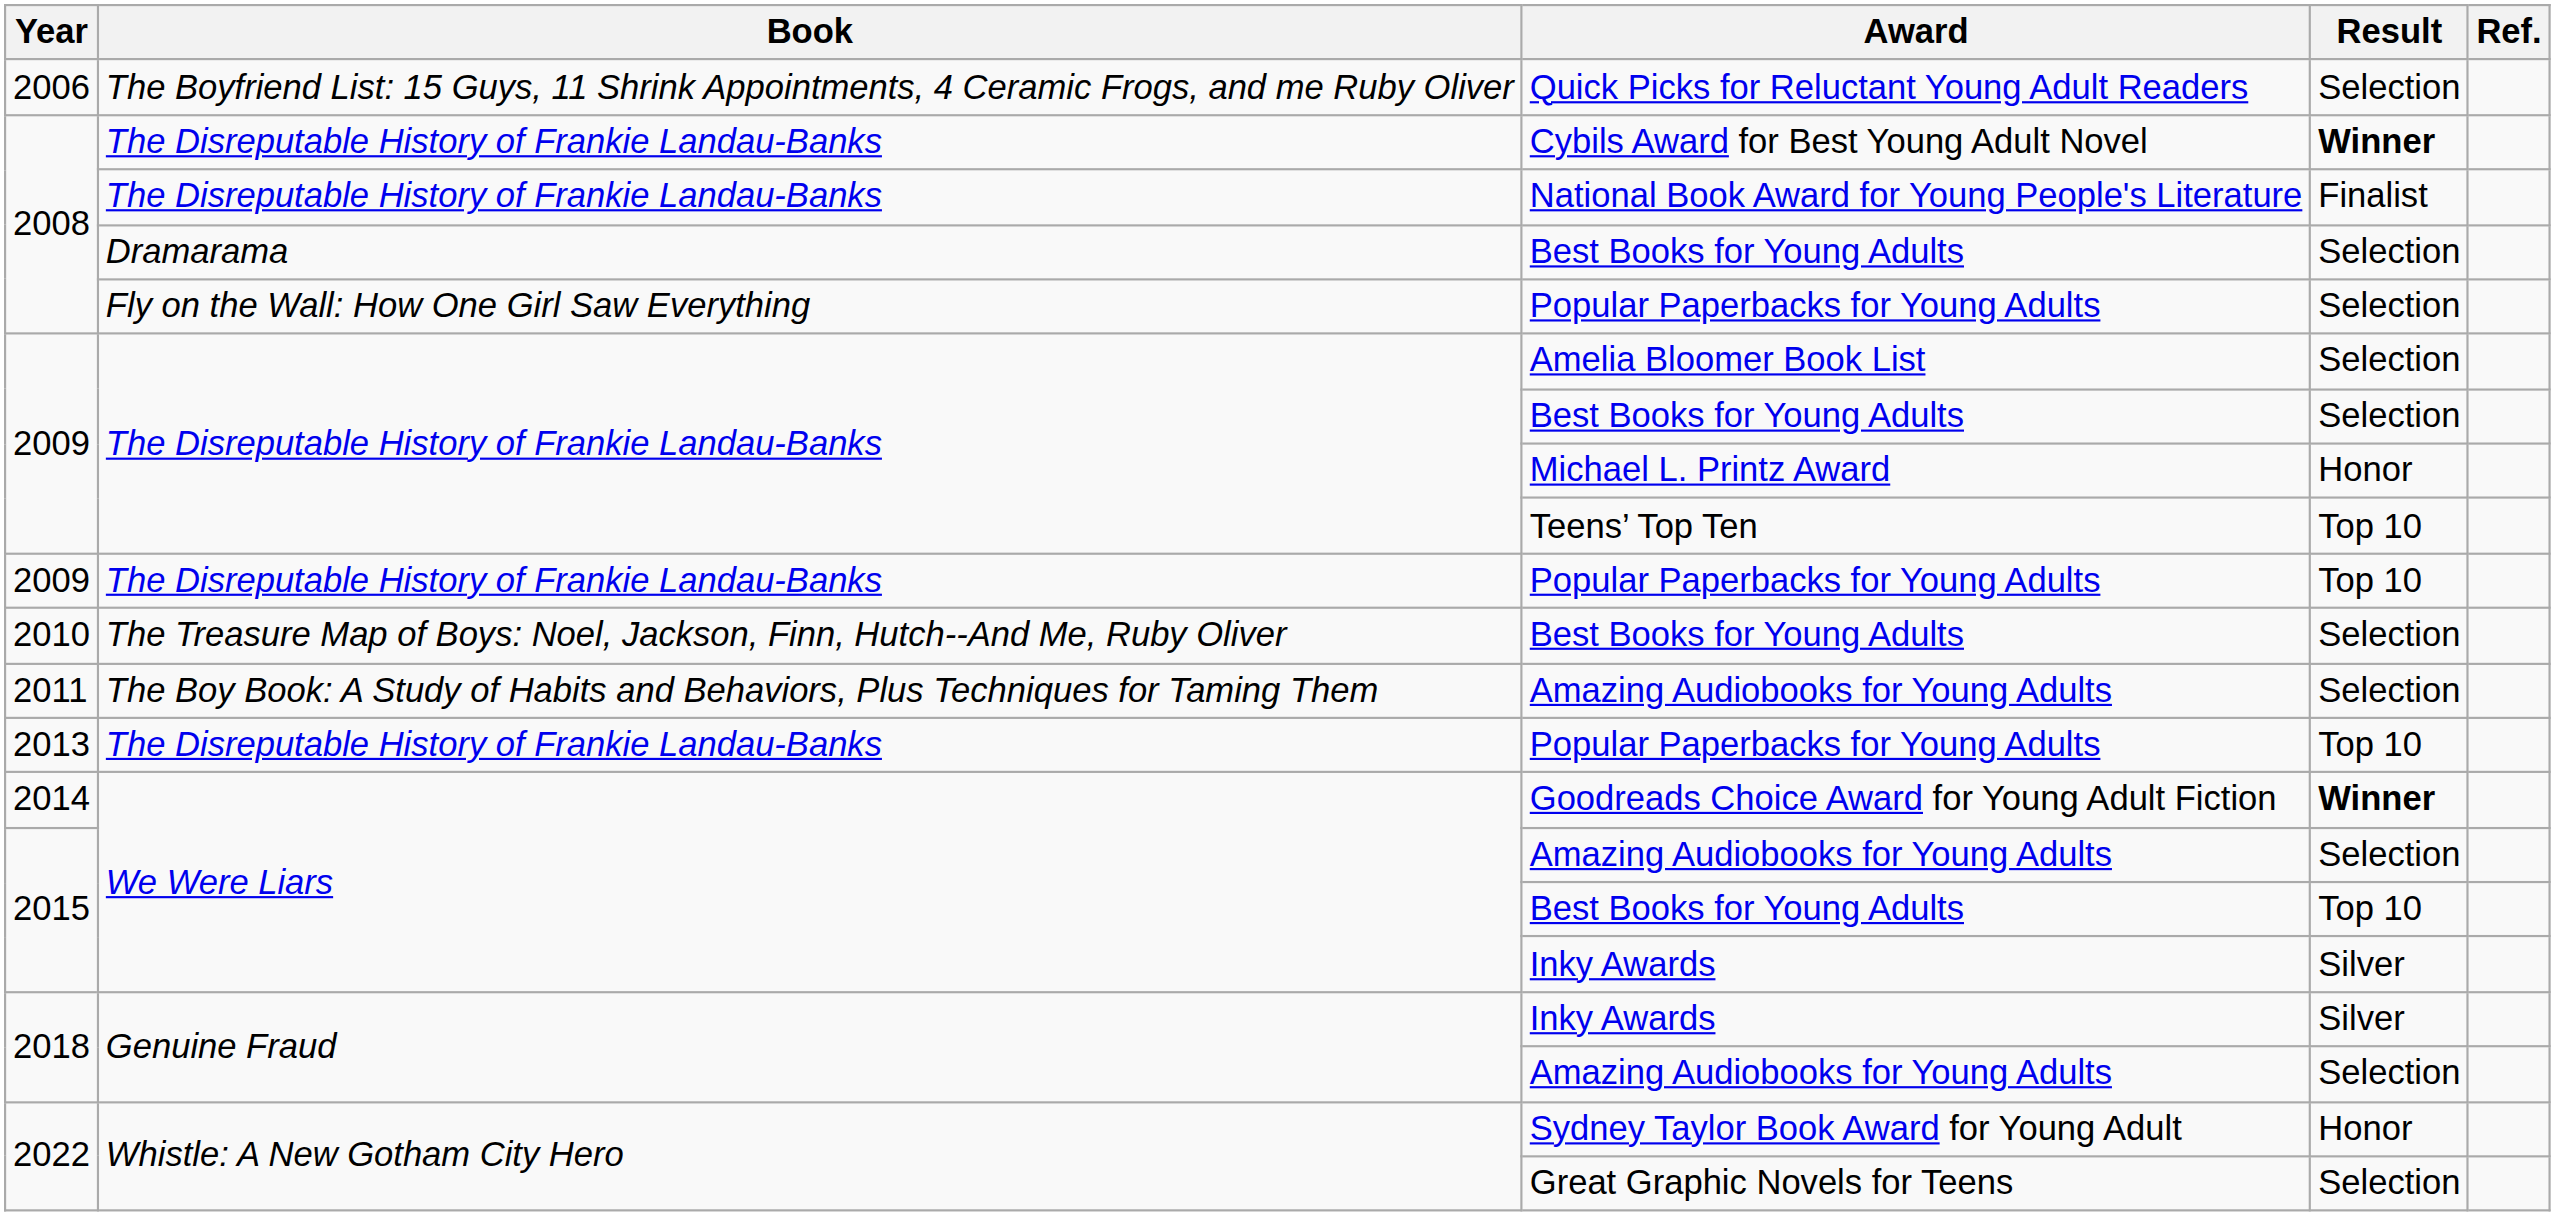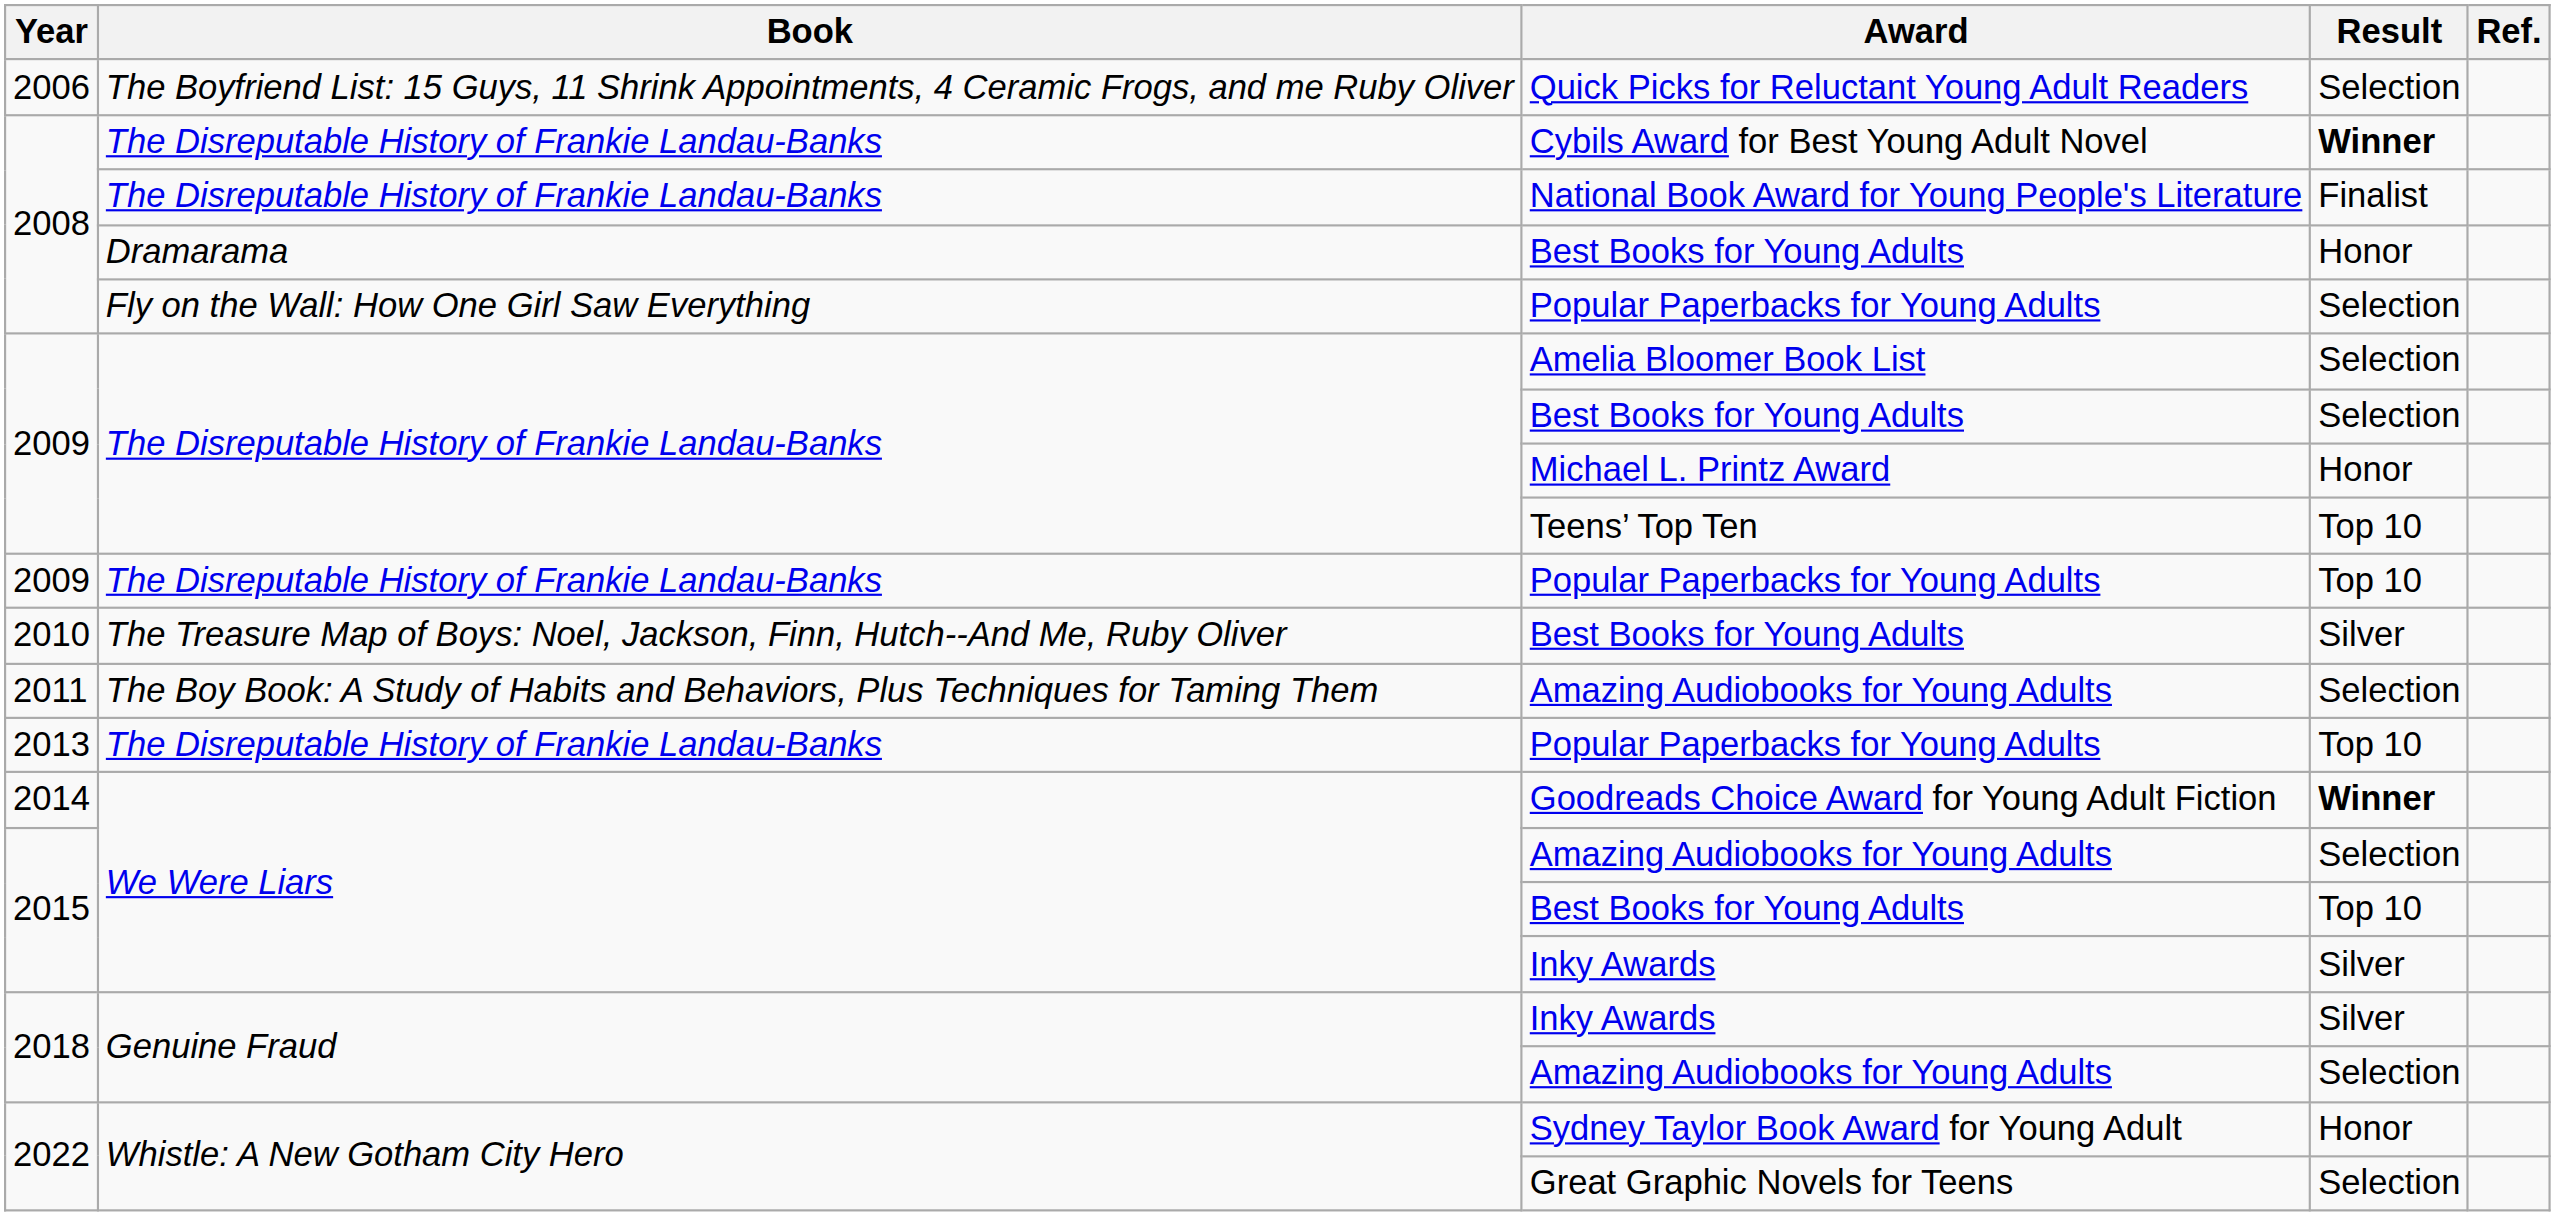(2389, 251) Selection -> (2365, 251) Honor
(2389, 634) Selection -> (2361, 634) Silver
